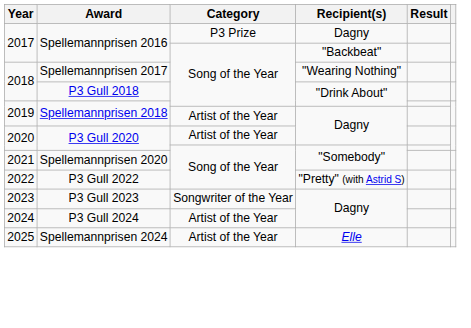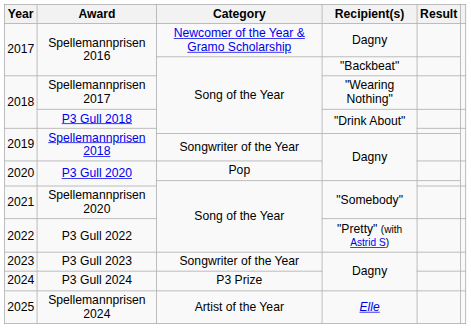(233, 33) P3 Prize -> (239, 40) Newcomer of the Year & Gramo Scholarship
(233, 116) Artist of the Year -> (239, 147) Songwriter of the Year
(233, 135) Artist of the Year -> (239, 170) Pop
(233, 218) Artist of the Year -> (239, 280) P3 Prize
